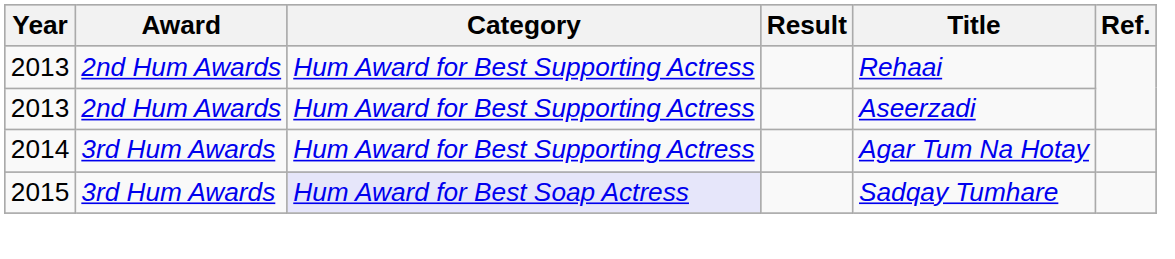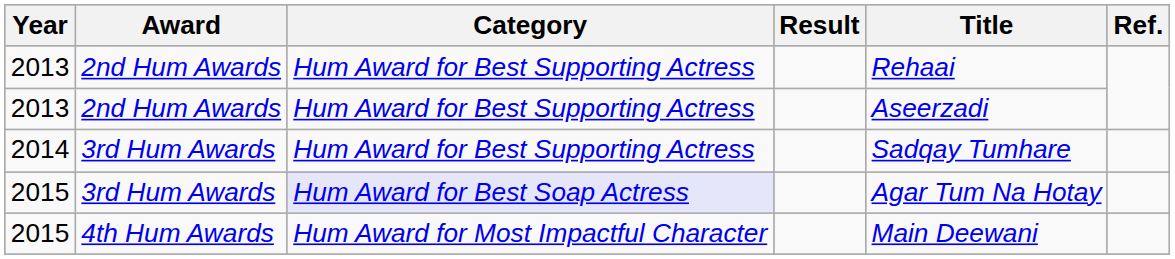(974, 150) Agar Tum Na Hotay -> (971, 150) Sadqay Tumhare
(959, 191) Sadqay Tumhare -> (987, 191) Agar Tum Na Hotay
+ row: (40, 233)
